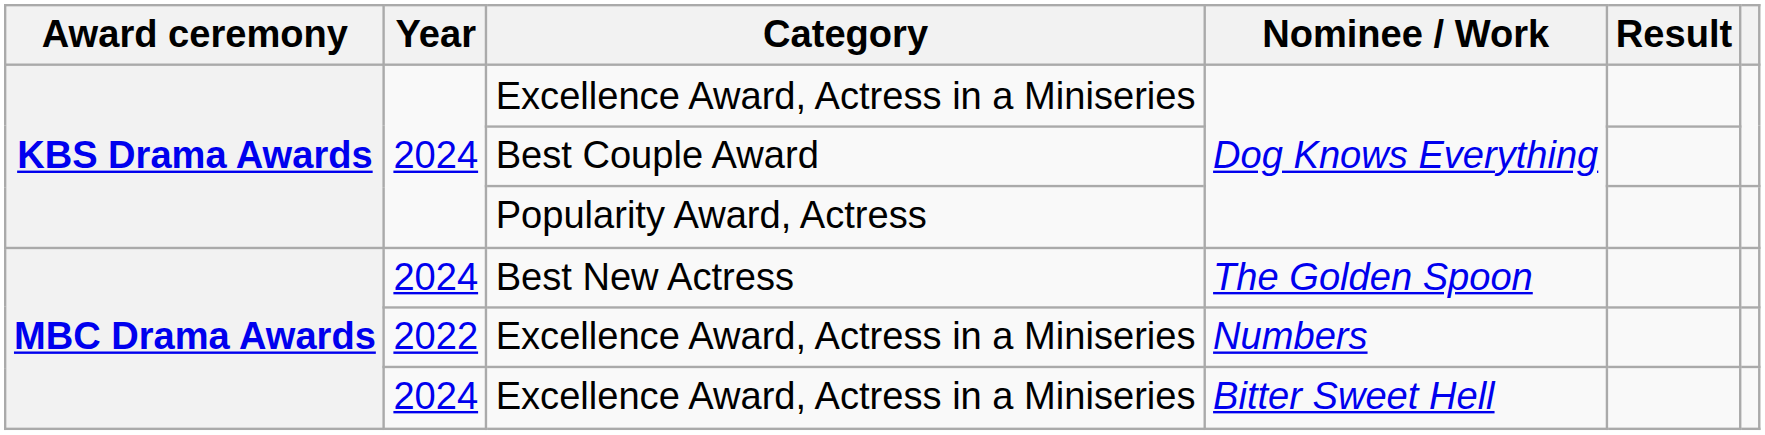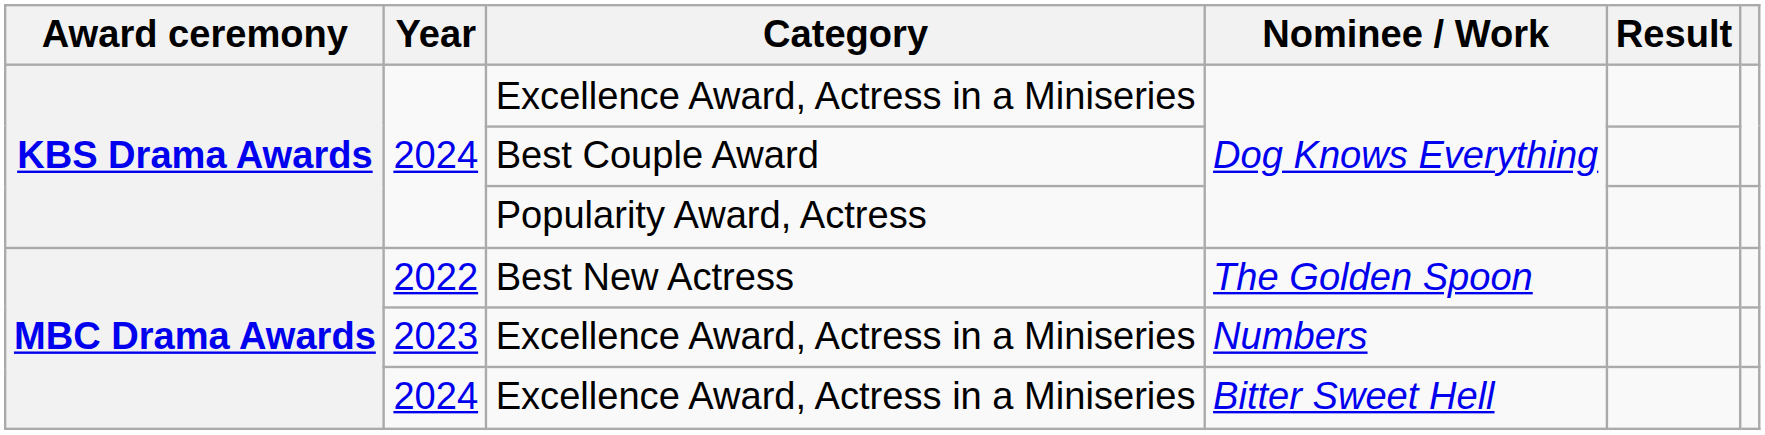(436, 276) 2024 -> (436, 276) 2022
(436, 336) 2022 -> (436, 336) 2023
